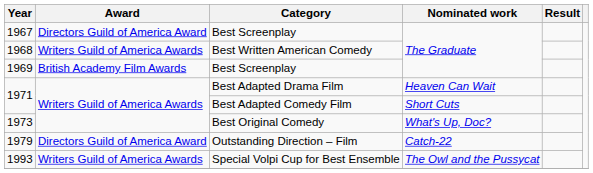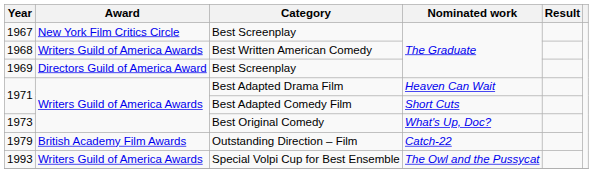(122, 31) Directors Guild of America Award -> (109, 31) New York Film Critics Circle
(112, 68) British Academy Film Awards -> (122, 68) Directors Guild of America Award
(122, 141) Directors Guild of America Award -> (112, 141) British Academy Film Awards
